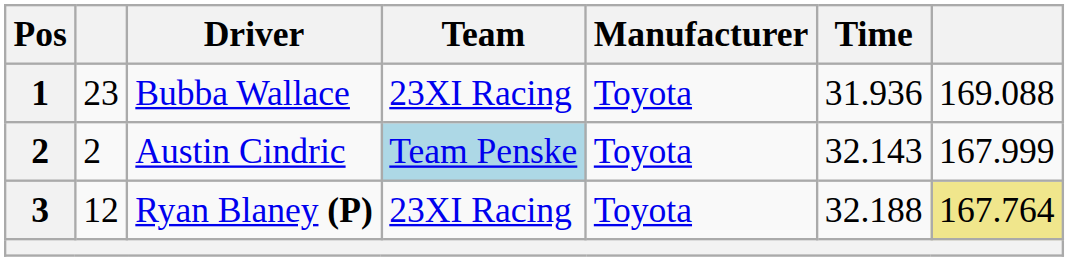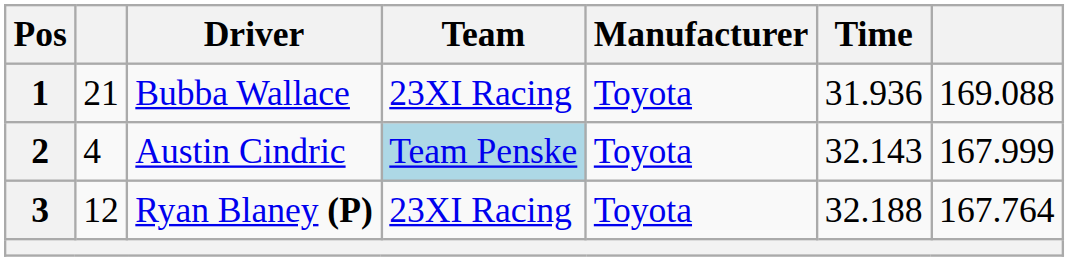(101, 92) 23 -> (101, 92) 21
(92, 151) 2 -> (92, 151) 4
(997, 209) khaki background -> (997, 209) no background
